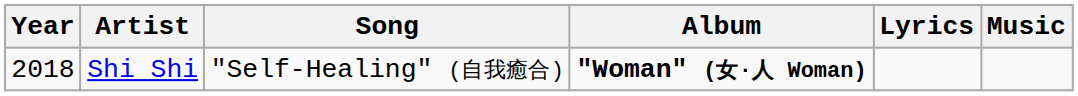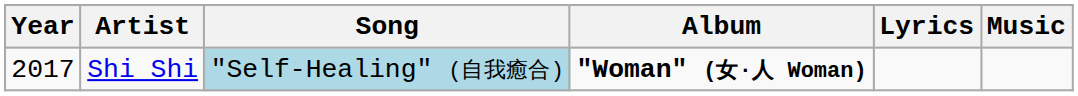(43, 70) 2018 -> (43, 70) 2017
(387, 70) no background -> (387, 70) lightblue background
